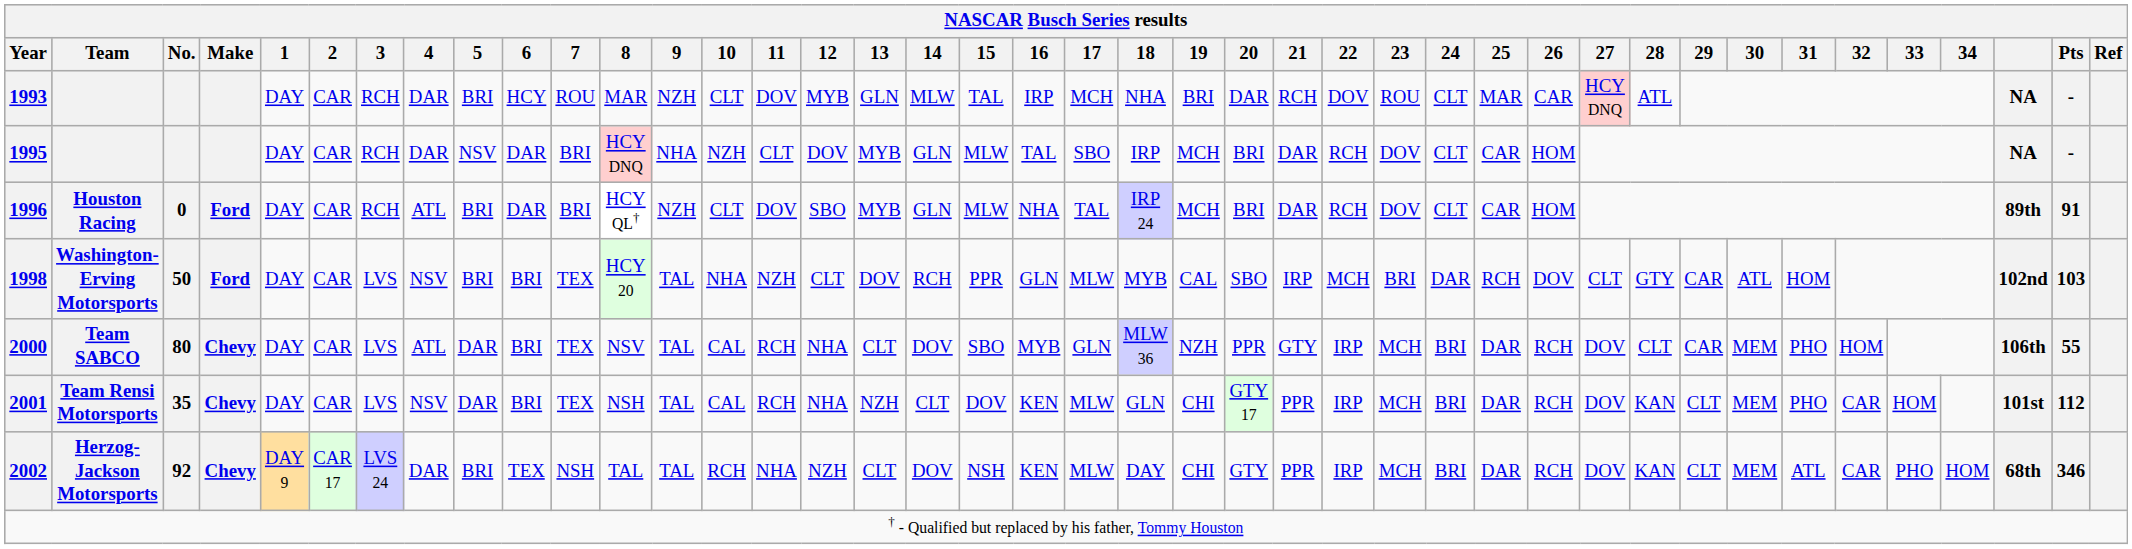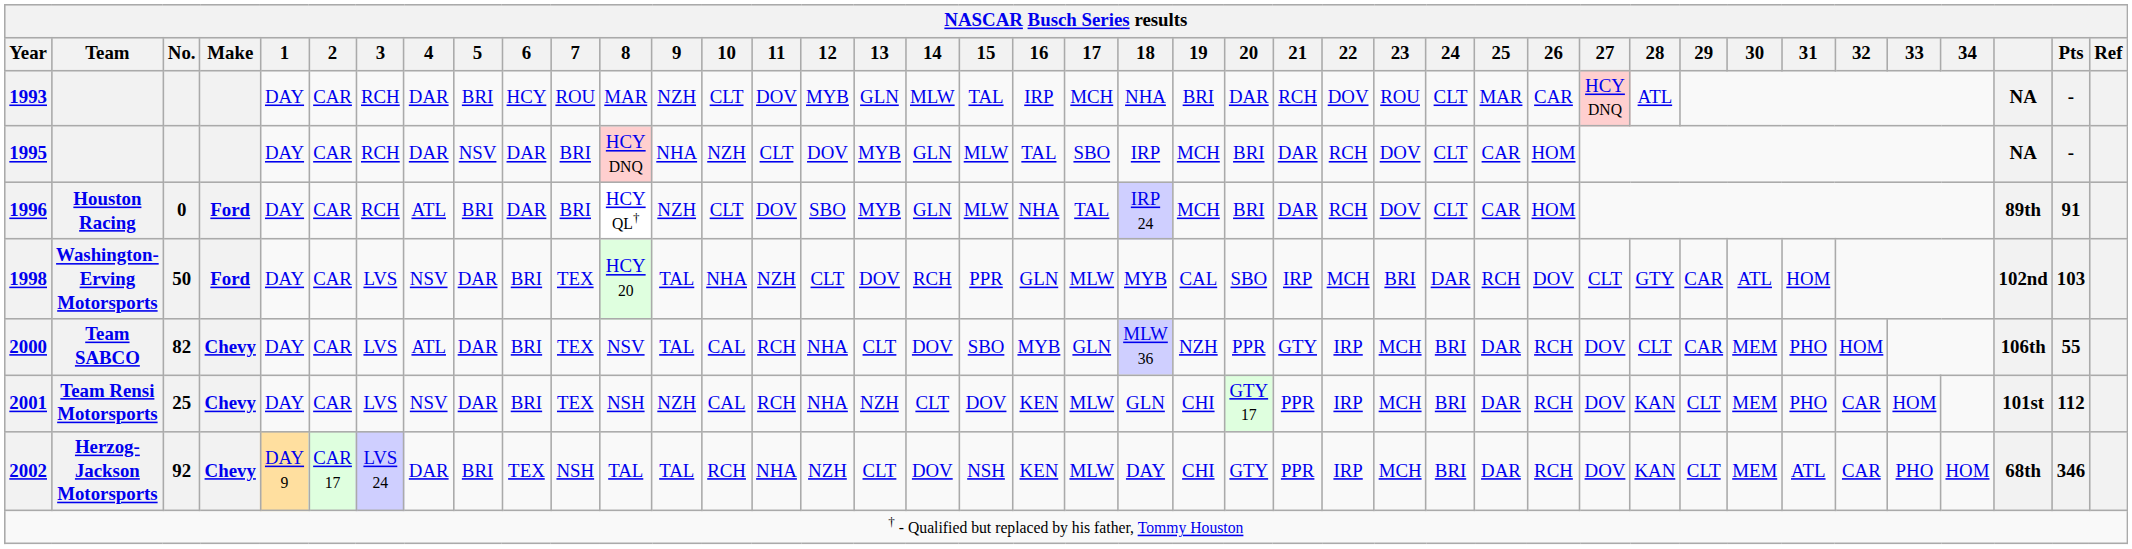(478, 278) BRI -> (478, 278) DAR
(182, 346) 80 -> (182, 346) 82
(182, 402) 35 -> (182, 402) 25
(677, 402) TAL -> (677, 402) NZH
